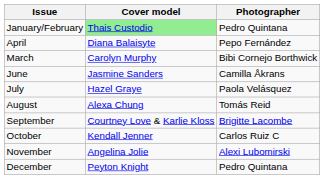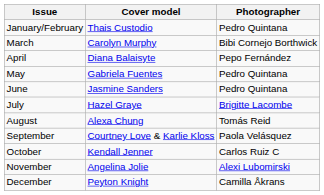(120, 27) lightgreen background -> (120, 27) no background
rows swapped: (20, 58) <-> (16, 43)
+ row: (16, 74)
(252, 74) Camilla Åkrans -> (253, 89) Pedro Quintana
(255, 89) Paola Velásquez -> (256, 105) Brigitte Lacombe
(256, 120) Brigitte Lacombe -> (255, 136) Paola Velásquez
(253, 167) Pedro Quintana -> (252, 182) Camilla Åkrans
